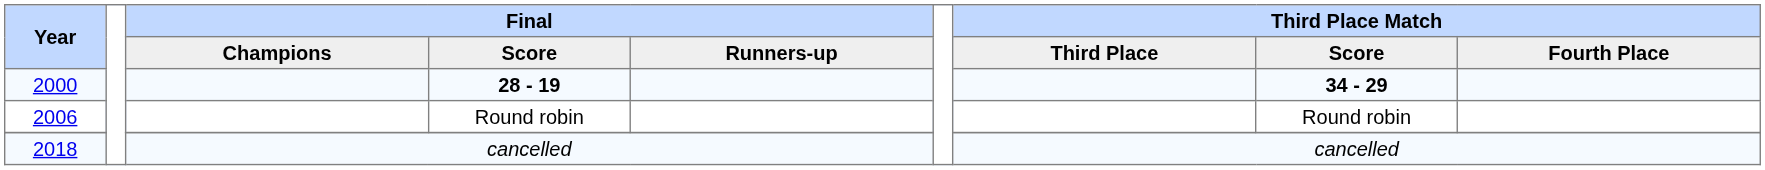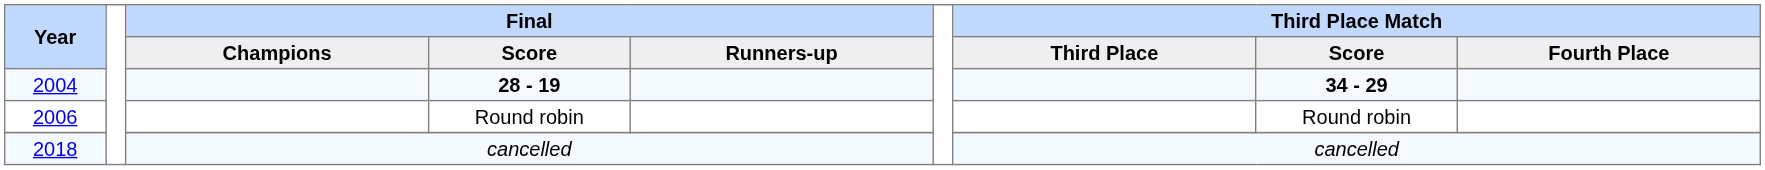(55, 85) 2000 -> (55, 85) 2004
